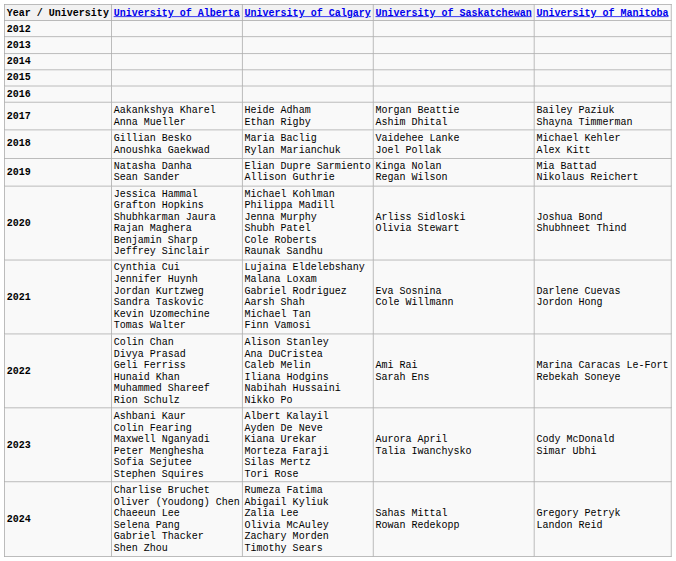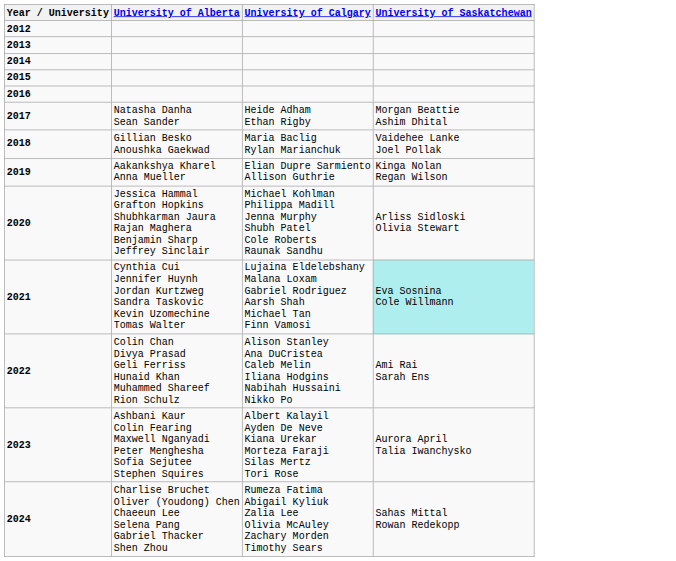- column: (603, 13)
(165, 116) Aakankshya Kharel Anna Mueller -> (153, 116) Natasha Danha Sean Sander
(153, 172) Natasha Danha Sean Sander -> (165, 172) Aakankshya Kharel Anna Mueller
(415, 297) no background -> (415, 297) paleturquoise background
